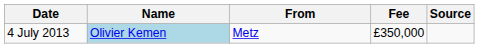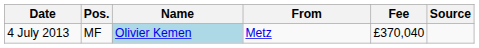+ column: (97, 14)
(399, 33) £350,000 -> (399, 33) £370,040
